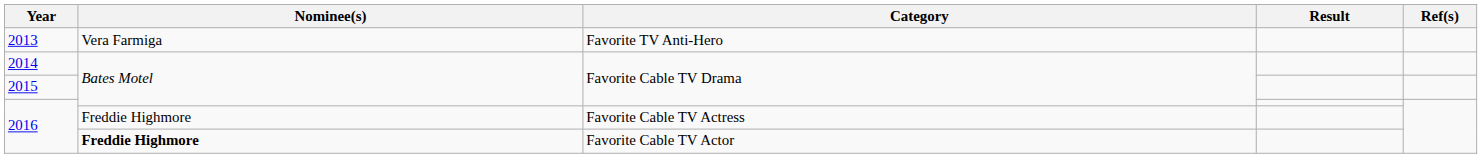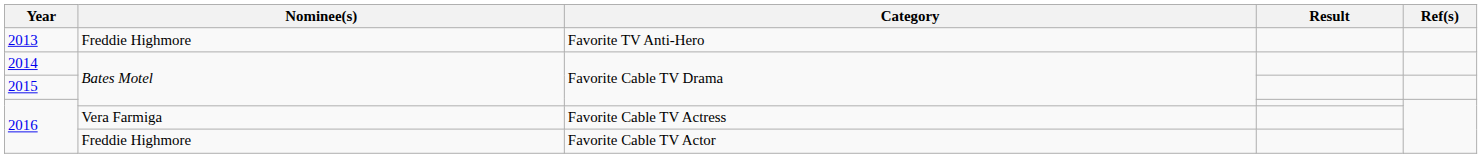(122, 39) Vera Farmiga -> (136, 39) Freddie Highmore
(136, 117) Freddie Highmore -> (122, 117) Vera Farmiga
(140, 141) bold -> (136, 141) normal
